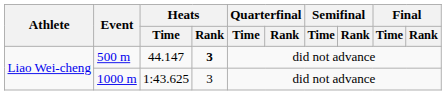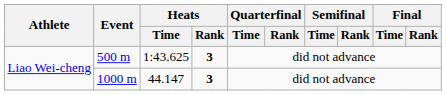(166, 57) 44.147 -> (166, 57) 1:43.625
(166, 79) 1:43.625 -> (166, 79) 44.147
(210, 79) normal -> (210, 79) bold
